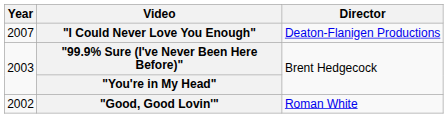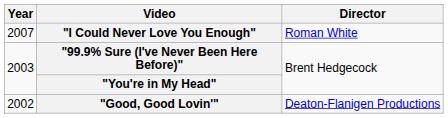(363, 33) Deaton-Flanigen Productions -> (321, 33) Roman White
(321, 103) Roman White -> (363, 103) Deaton-Flanigen Productions
